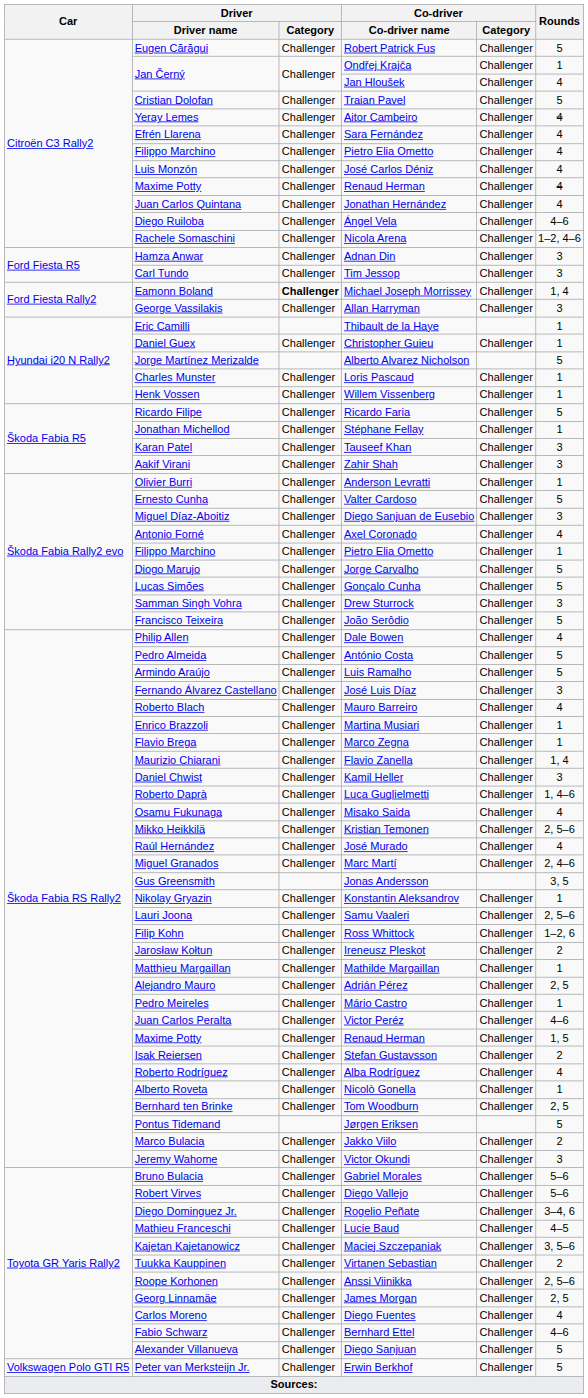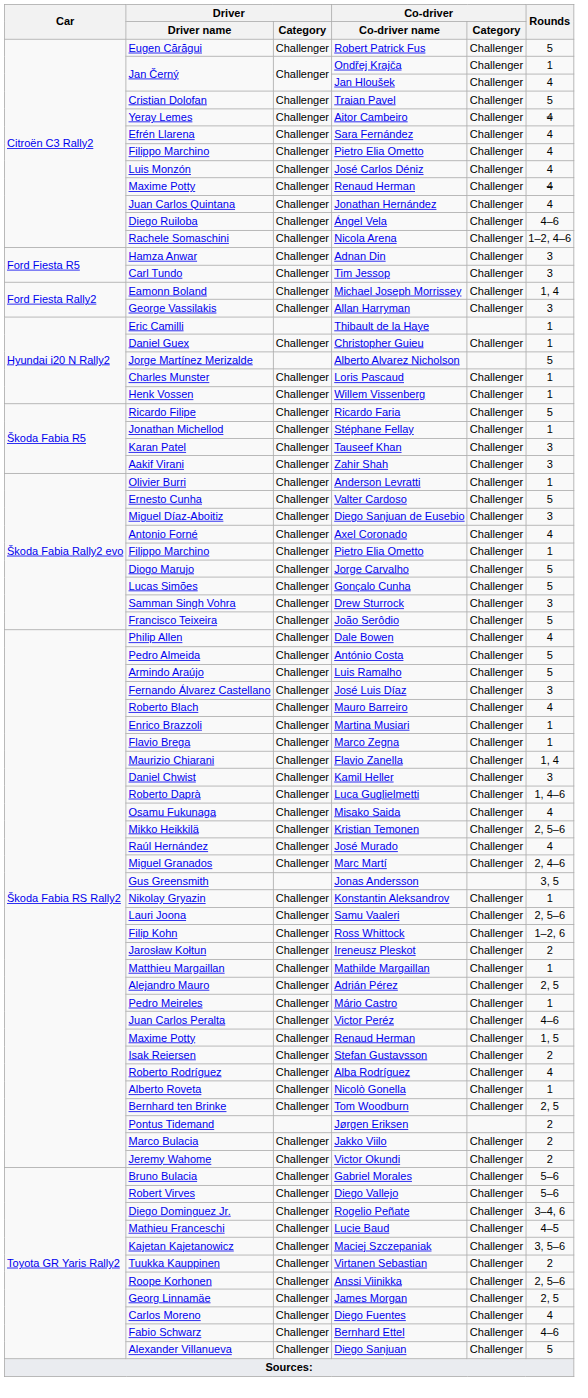(310, 291) bold -> (302, 291) normal
(559, 1124) 5 -> (550, 1124) 2
(559, 1159) 3 -> (550, 1159) 2
- row: (68, 1367)
